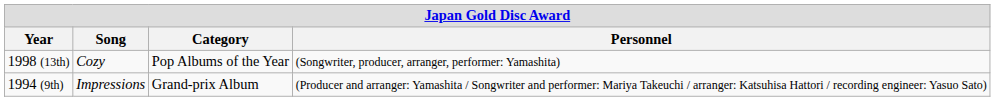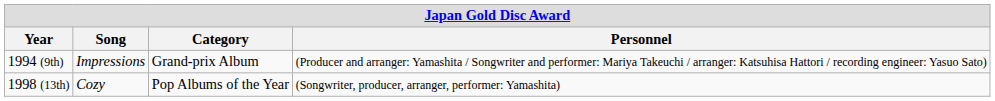rows swapped: (36, 84) <-> (39, 61)
